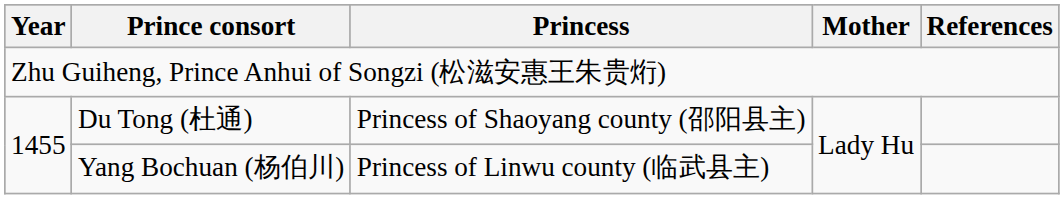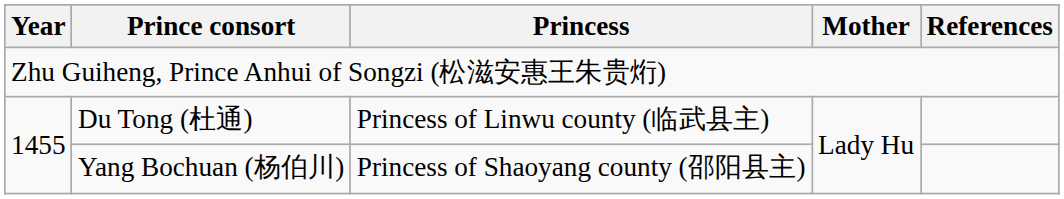(581, 119) Princess of Shaoyang county (邵阳县主) -> (563, 119) Princess of Linwu county (临武县主)
(563, 167) Princess of Linwu county (临武县主) -> (581, 167) Princess of Shaoyang county (邵阳县主)
